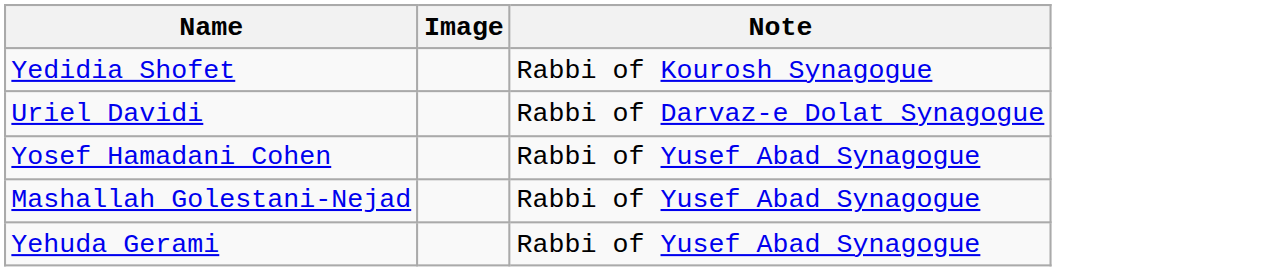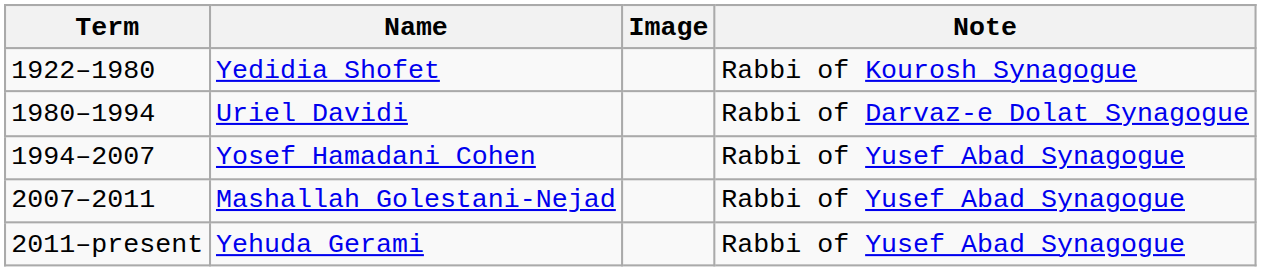+ column: (107, 27)
